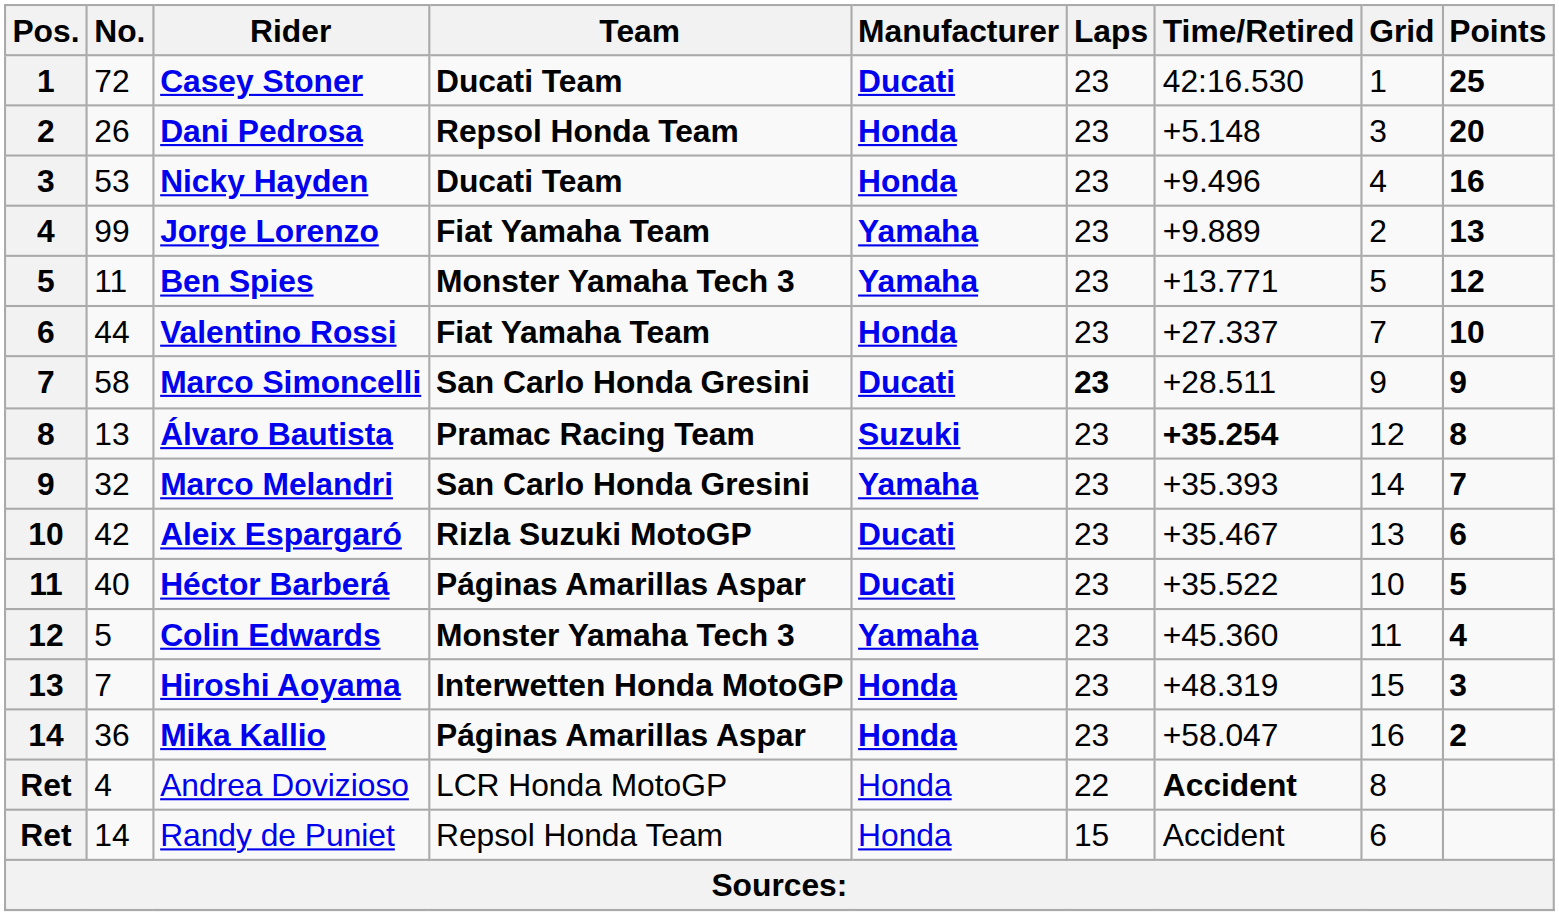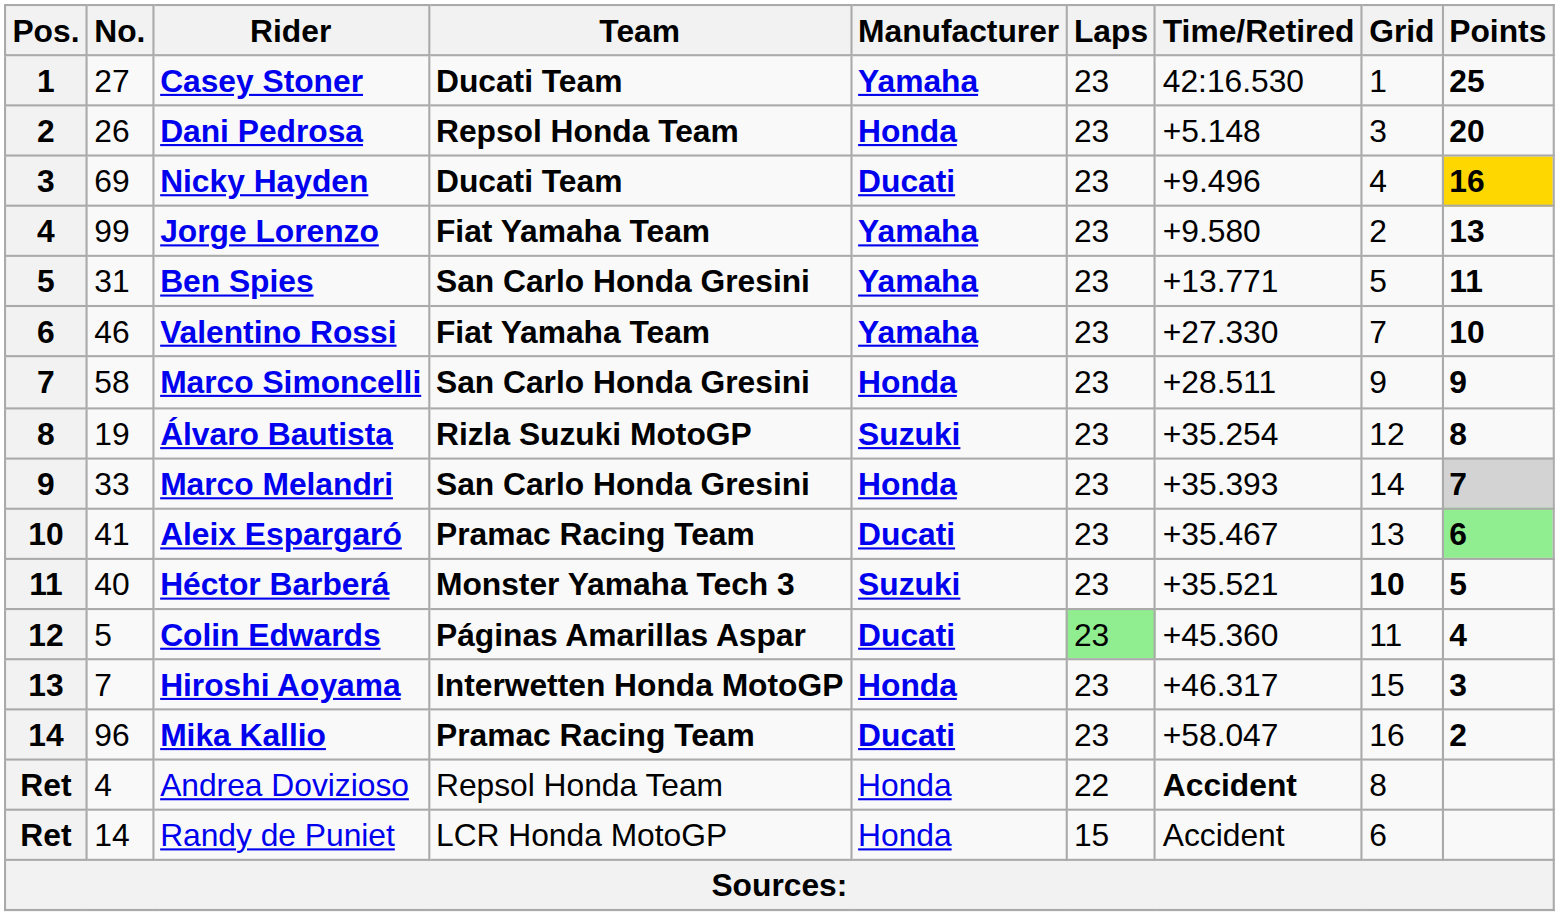(112, 81) 72 -> (112, 81) 27
(907, 81) Ducati -> (918, 81) Yamaha
(112, 181) 53 -> (112, 181) 69
(907, 181) Honda -> (907, 181) Ducati
(1467, 181) no background -> (1467, 181) gold background
(1212, 232) +9.889 -> (1212, 232) +9.580
(111, 282) 11 -> (112, 282) 31
(615, 282) Monster Yamaha Tech 3 -> (623, 282) San Carlo Honda Gresini
(1467, 282) 12 -> (1466, 282) 11
(112, 332) 44 -> (112, 332) 46
(907, 332) Honda -> (918, 332) Yamaha
(1221, 332) +27.337 -> (1221, 332) +27.330
(907, 382) Ducati -> (907, 382) Honda
(1092, 382) bold -> (1092, 382) normal
(112, 433) 13 -> (112, 433) 19
(595, 433) Pramac Racing Team -> (594, 433) Rizla Suzuki MotoGP
(1221, 433) bold -> (1221, 433) normal
(112, 483) 32 -> (112, 483) 33
(918, 483) Yamaha -> (907, 483) Honda
(1458, 483) no background -> (1458, 483) lightgrey background
(112, 533) 42 -> (112, 533) 41
(594, 533) Rizla Suzuki MotoGP -> (595, 533) Pramac Racing Team
(1458, 533) no background -> (1458, 533) lightgreen background
(621, 584) Páginas Amarillas Aspar -> (615, 584) Monster Yamaha Tech 3
(907, 584) Ducati -> (909, 584) Suzuki
(1221, 584) +35.522 -> (1221, 584) +35.521
(1387, 584) normal -> (1387, 584) bold
(615, 634) Monster Yamaha Tech 3 -> (621, 634) Páginas Amarillas Aspar
(918, 634) Yamaha -> (907, 634) Ducati
(1092, 634) no background -> (1092, 634) lightgreen background
(1221, 684) +48.319 -> (1221, 684) +46.317
(112, 734) 36 -> (112, 734) 96
(621, 734) Páginas Amarillas Aspar -> (595, 734) Pramac Racing Team
(907, 734) Honda -> (907, 734) Ducati
(582, 785) LCR Honda MotoGP -> (580, 785) Repsol Honda Team
(580, 835) Repsol Honda Team -> (582, 835) LCR Honda MotoGP
